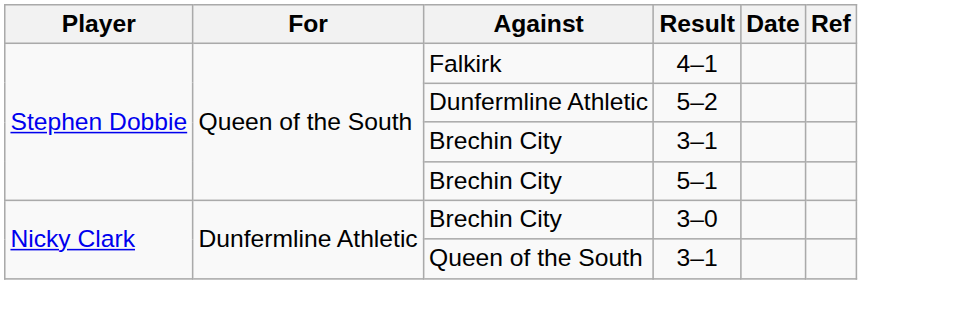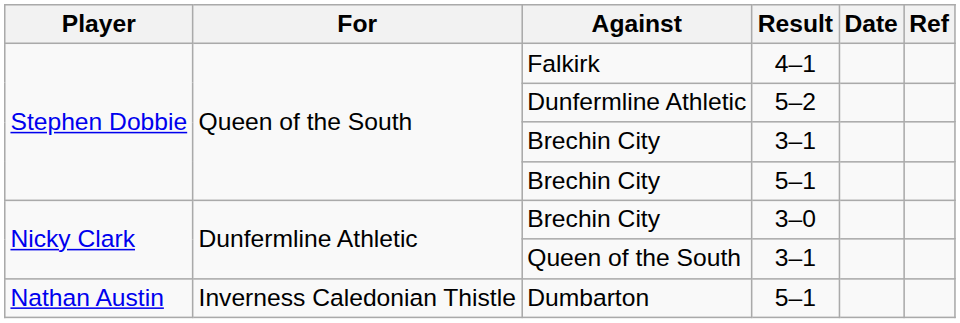+ row: (588, 297)
